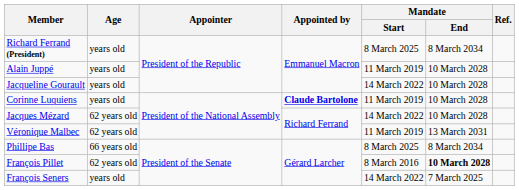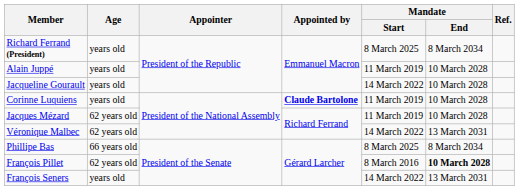(394, 116) 14 March 2022 -> (394, 116) 11 March 2019
(394, 131) 11 March 2019 -> (394, 131) 14 March 2022
(455, 178) 7 March 2025 -> (458, 178) 13 March 2031
